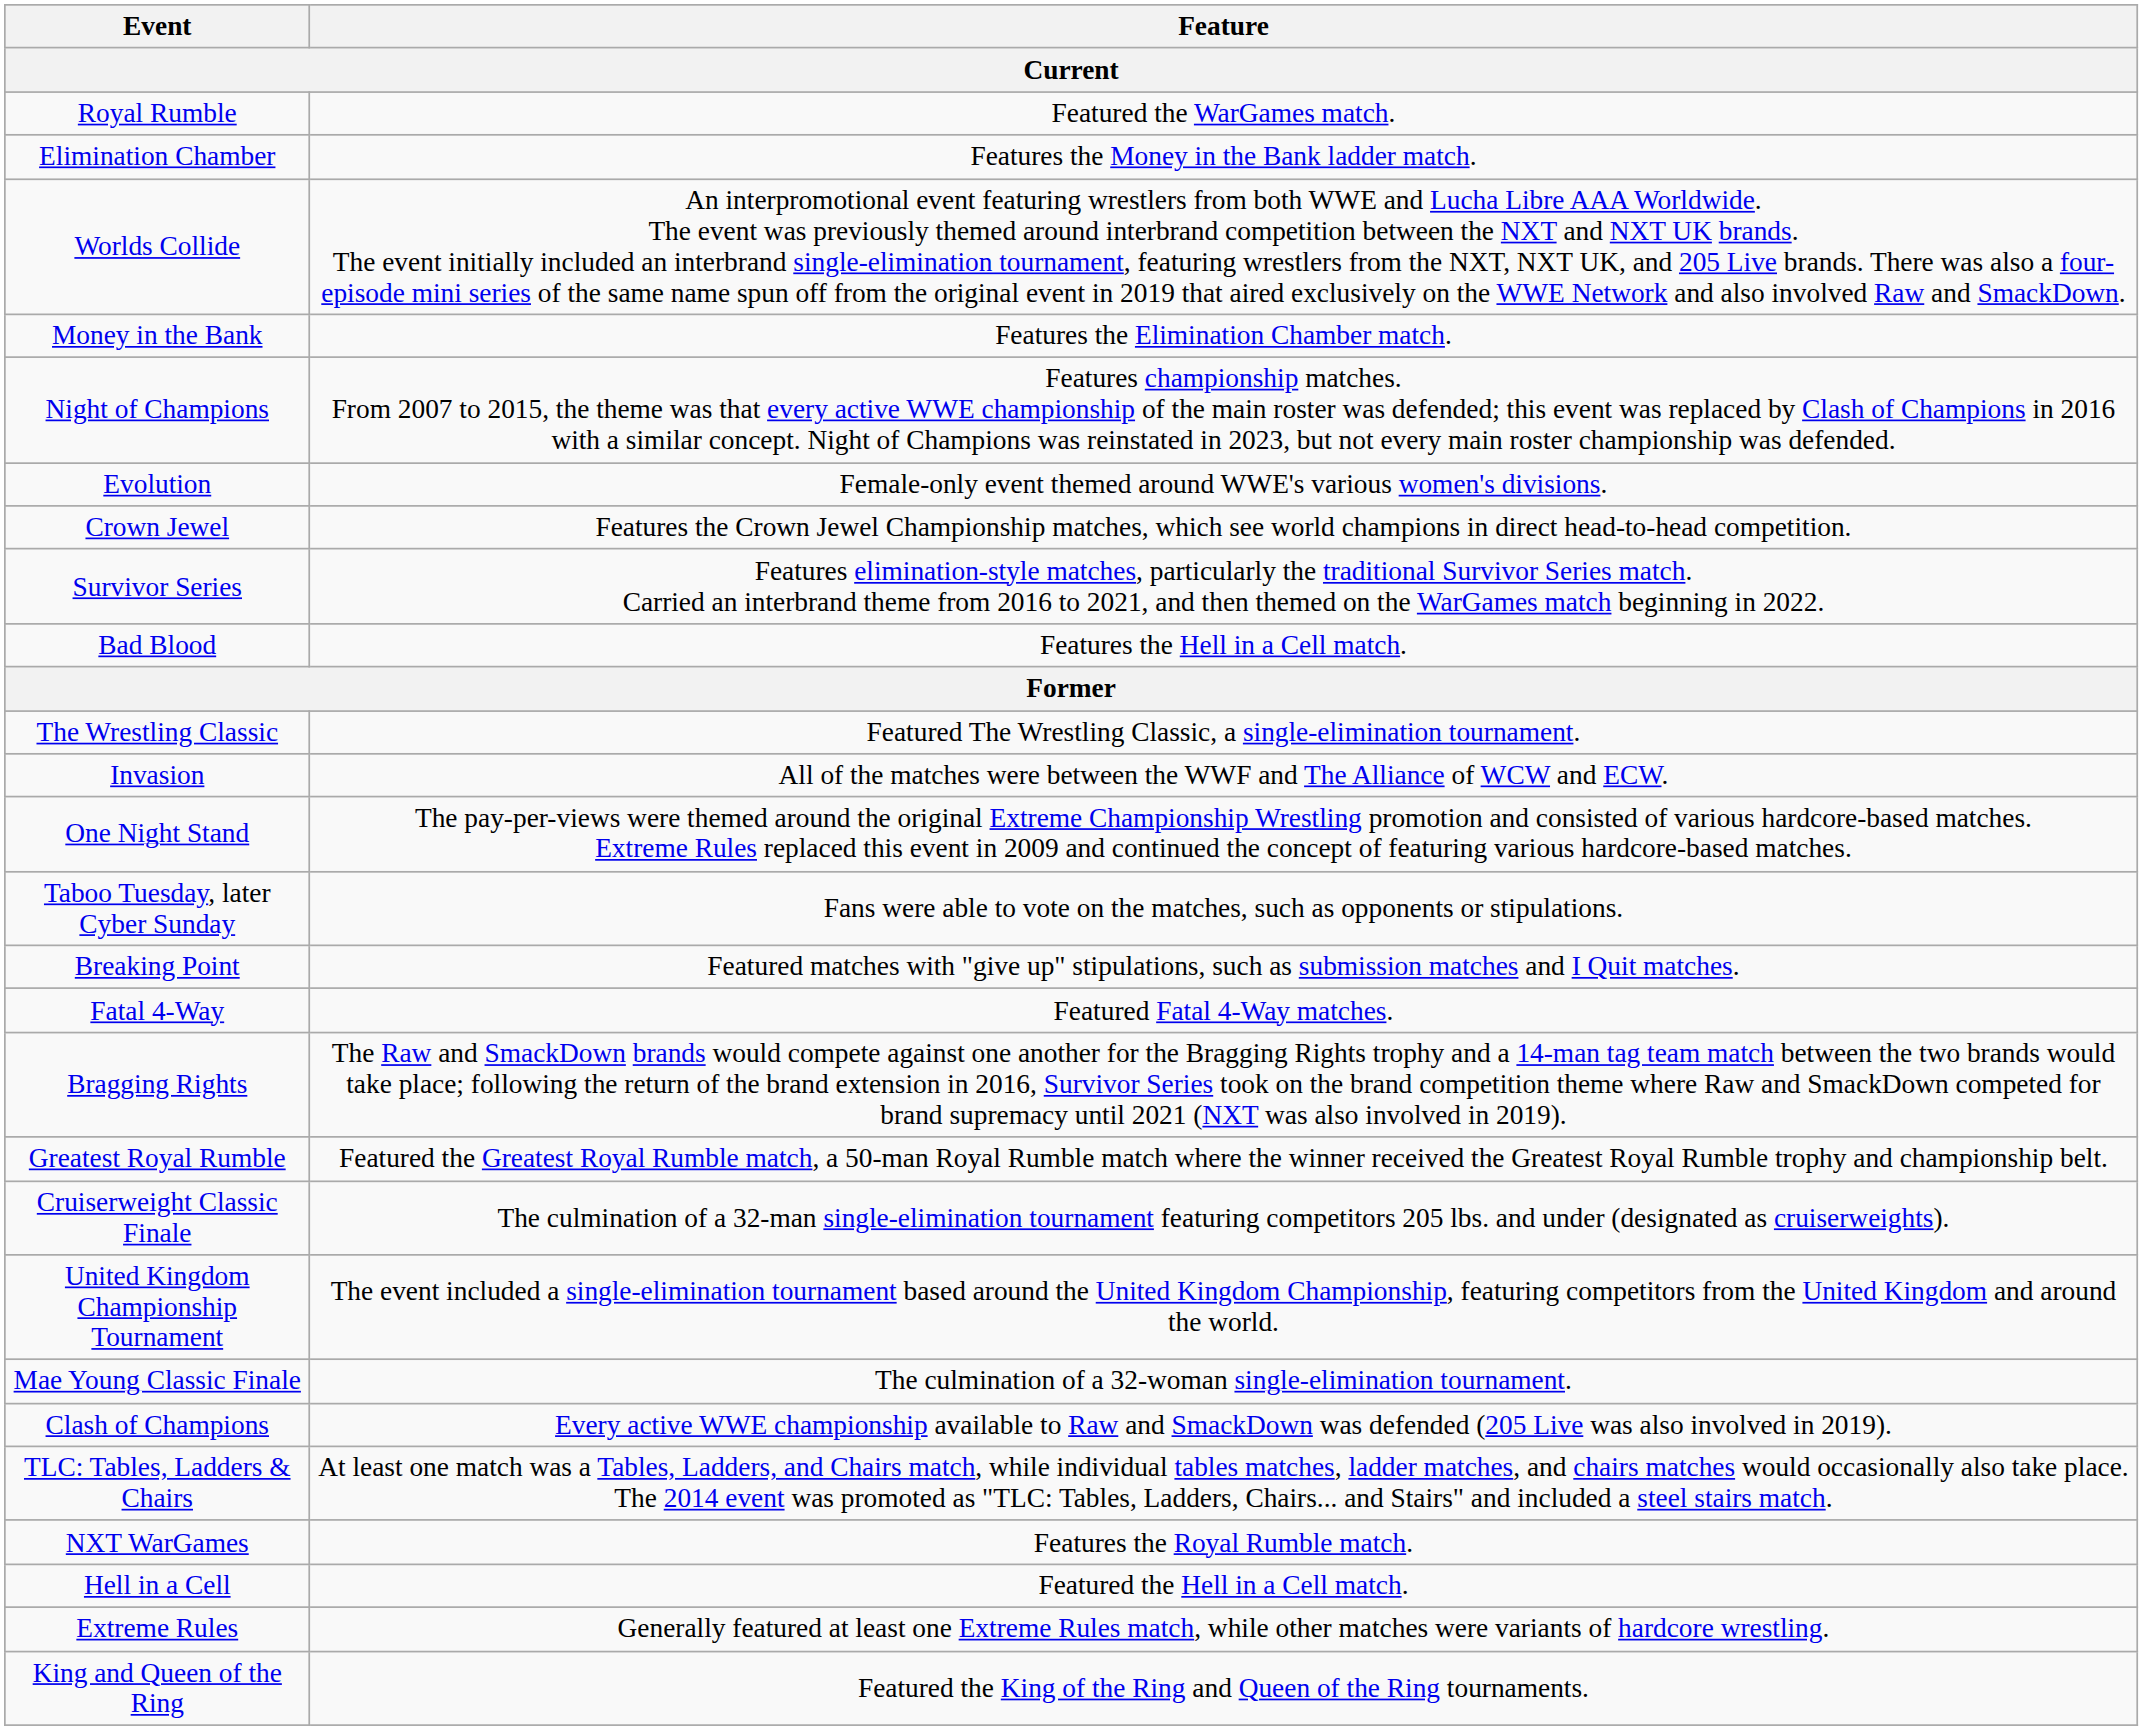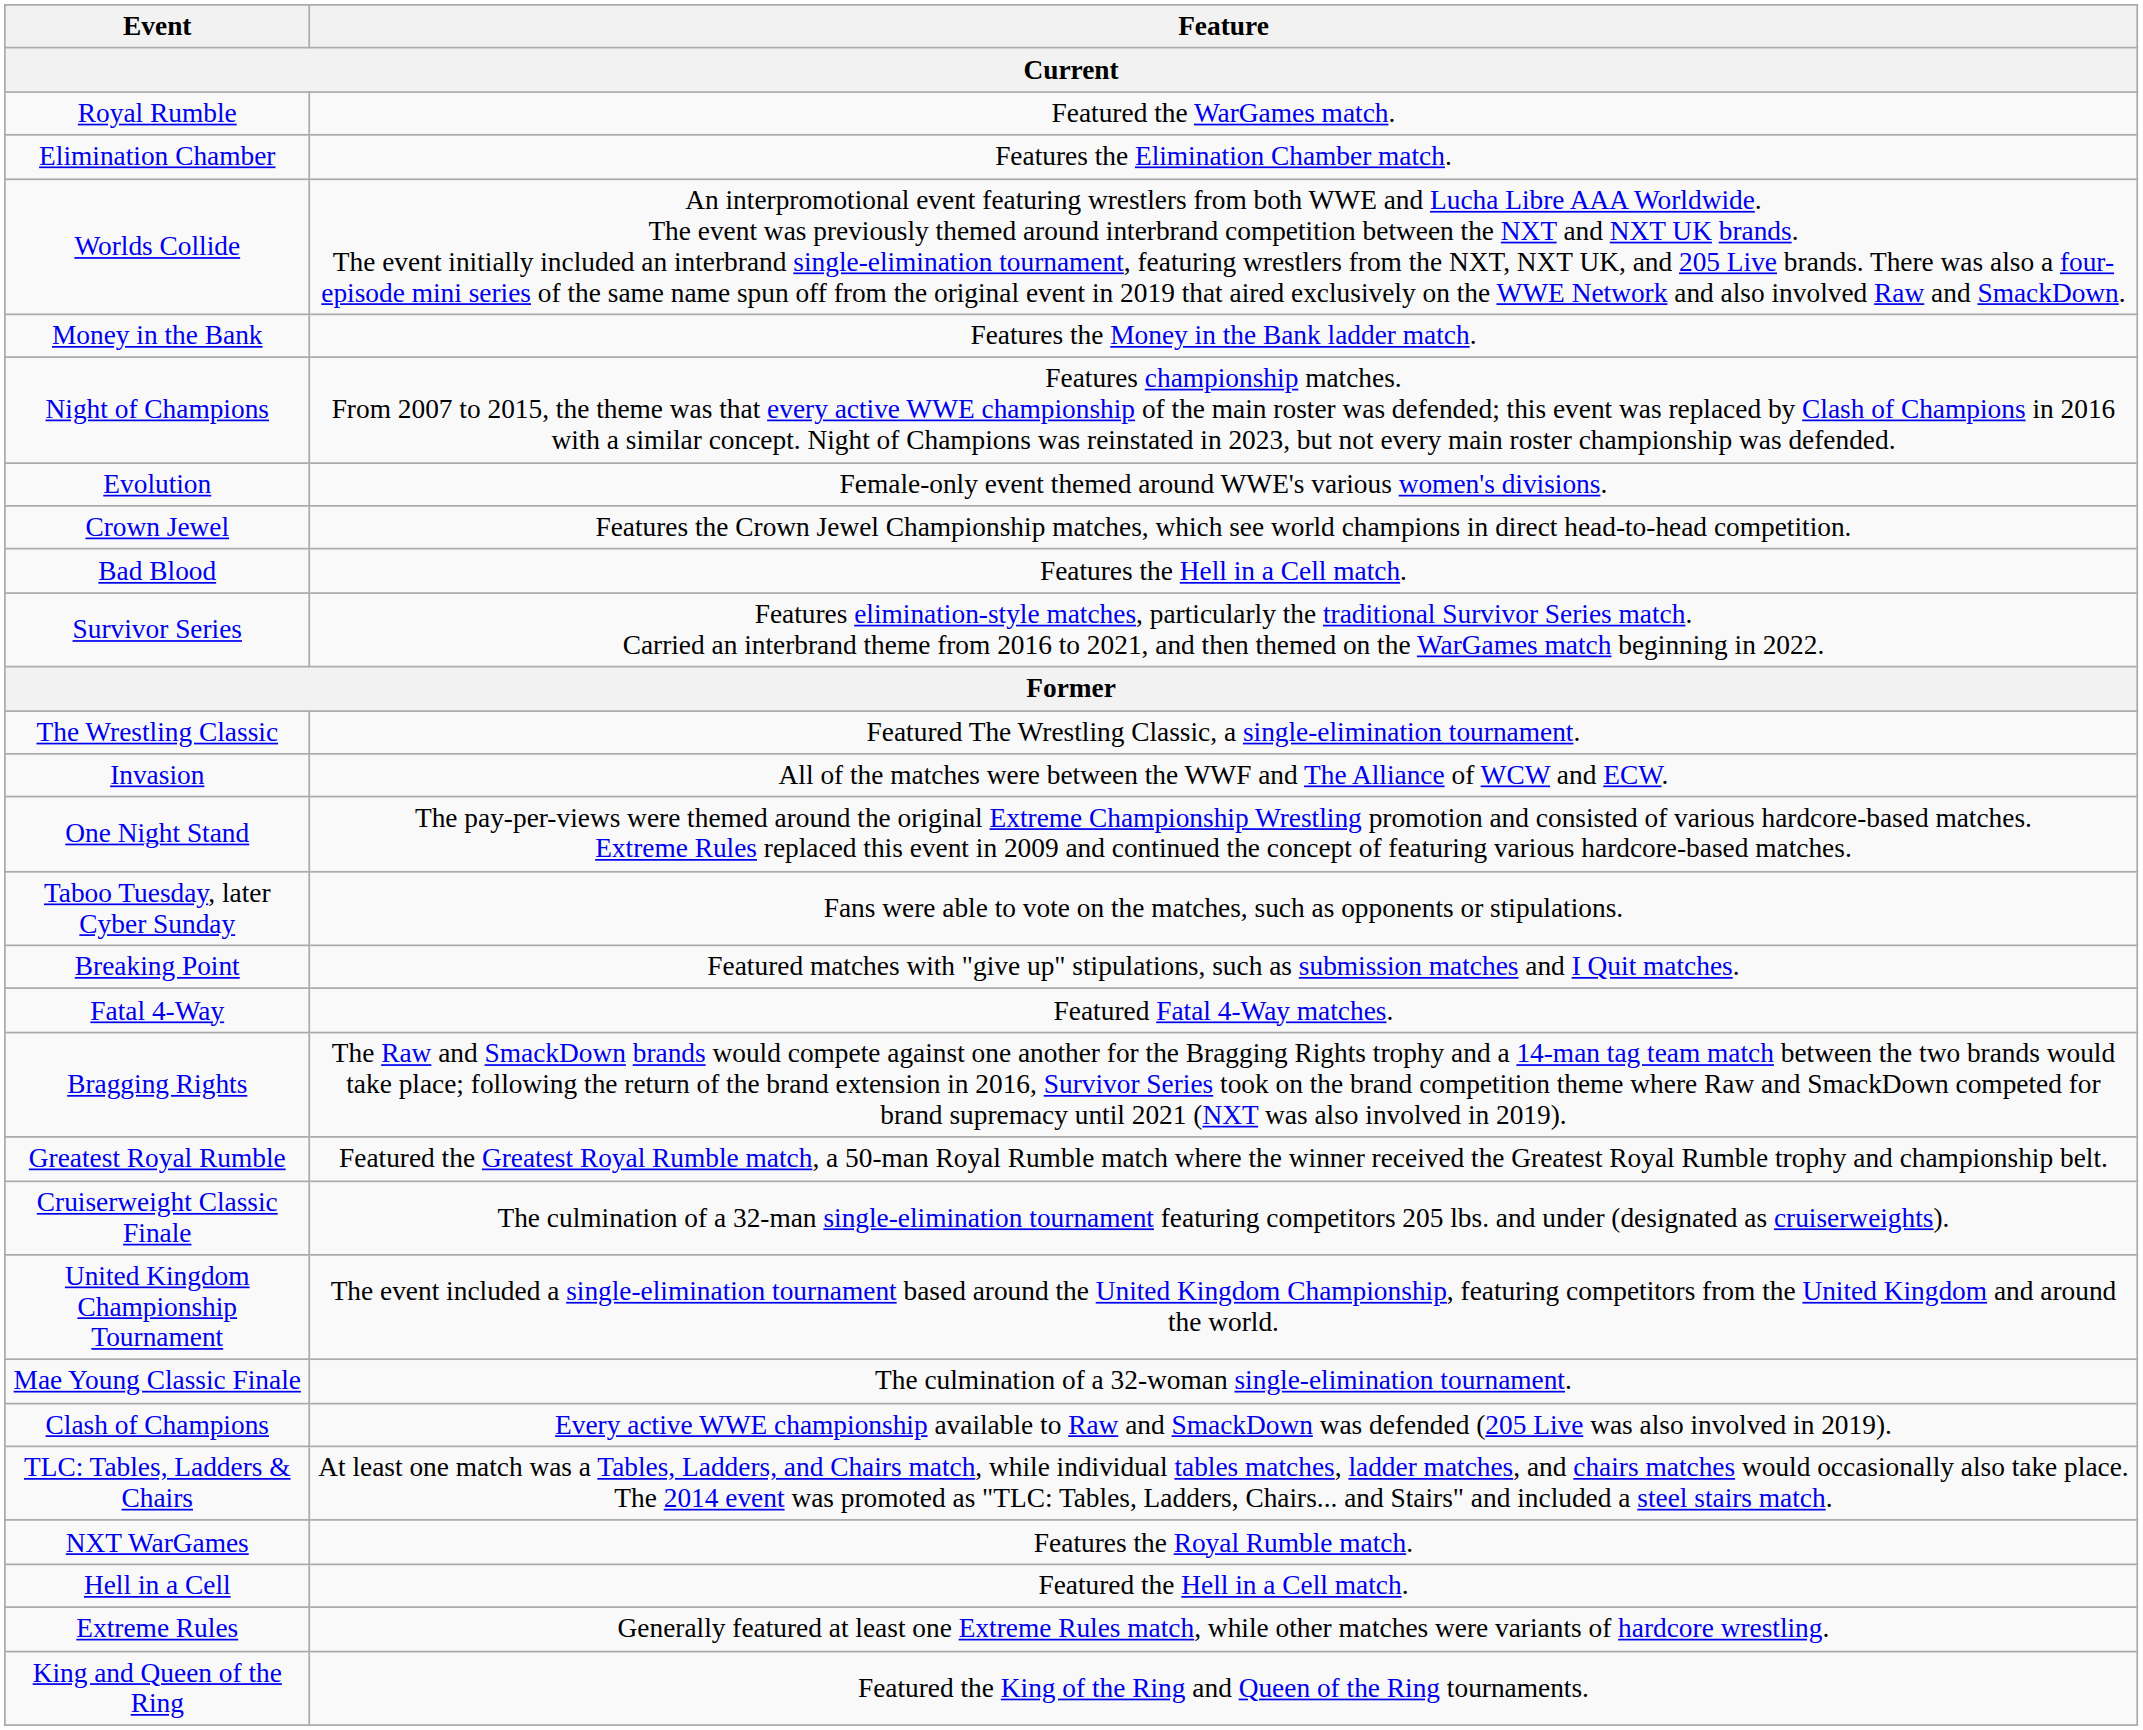(1223, 156) Features the Money in the Bank ladder match. -> (1223, 156) Features the Elimination Chamber match.
(1223, 335) Features the Elimination Chamber match. -> (1223, 335) Features the Money in the Bank ladder match.
rows swapped: (157, 586) <-> (157, 644)
